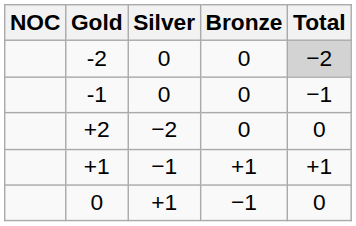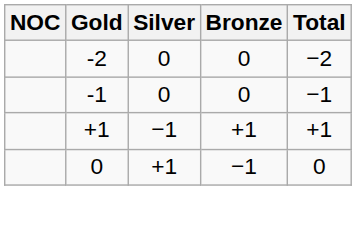(319, 58) lightgrey background -> (319, 58) no background
- row: (97, 130)
